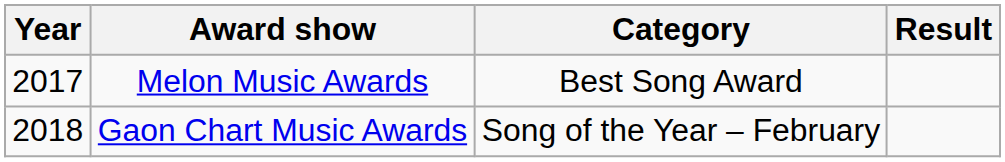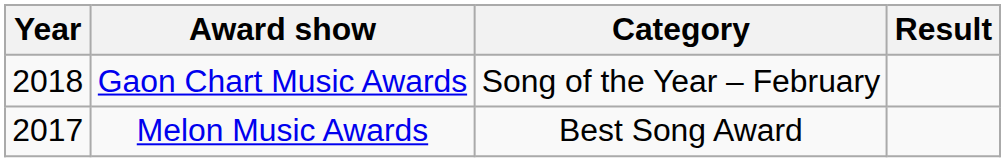rows swapped: (282, 80) <-> (282, 130)
